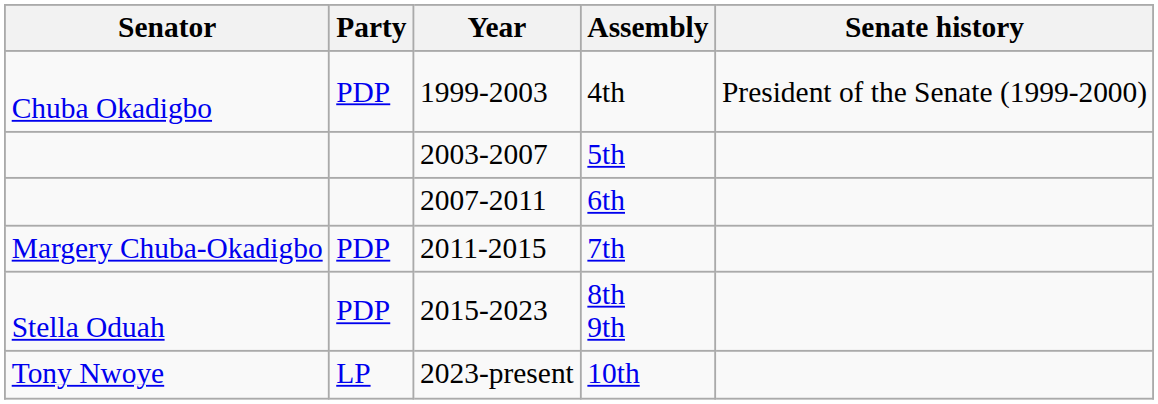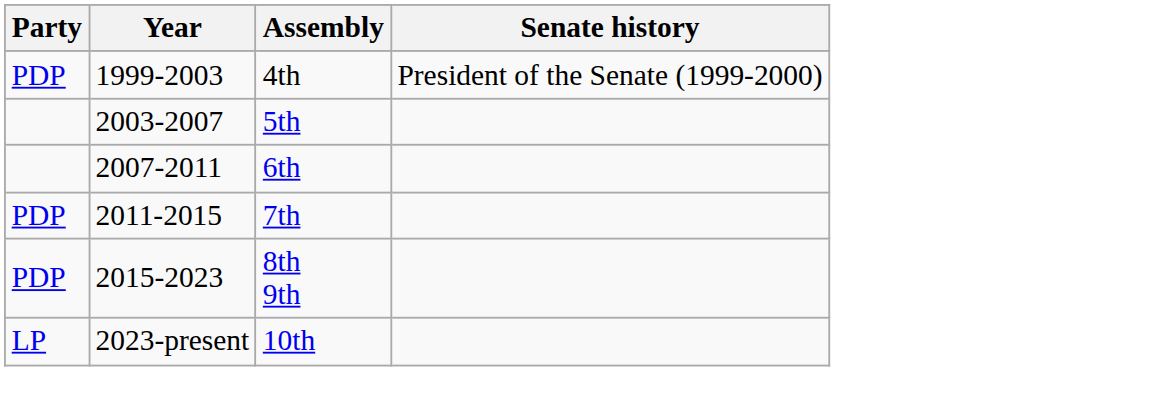- column: (167, 27)
